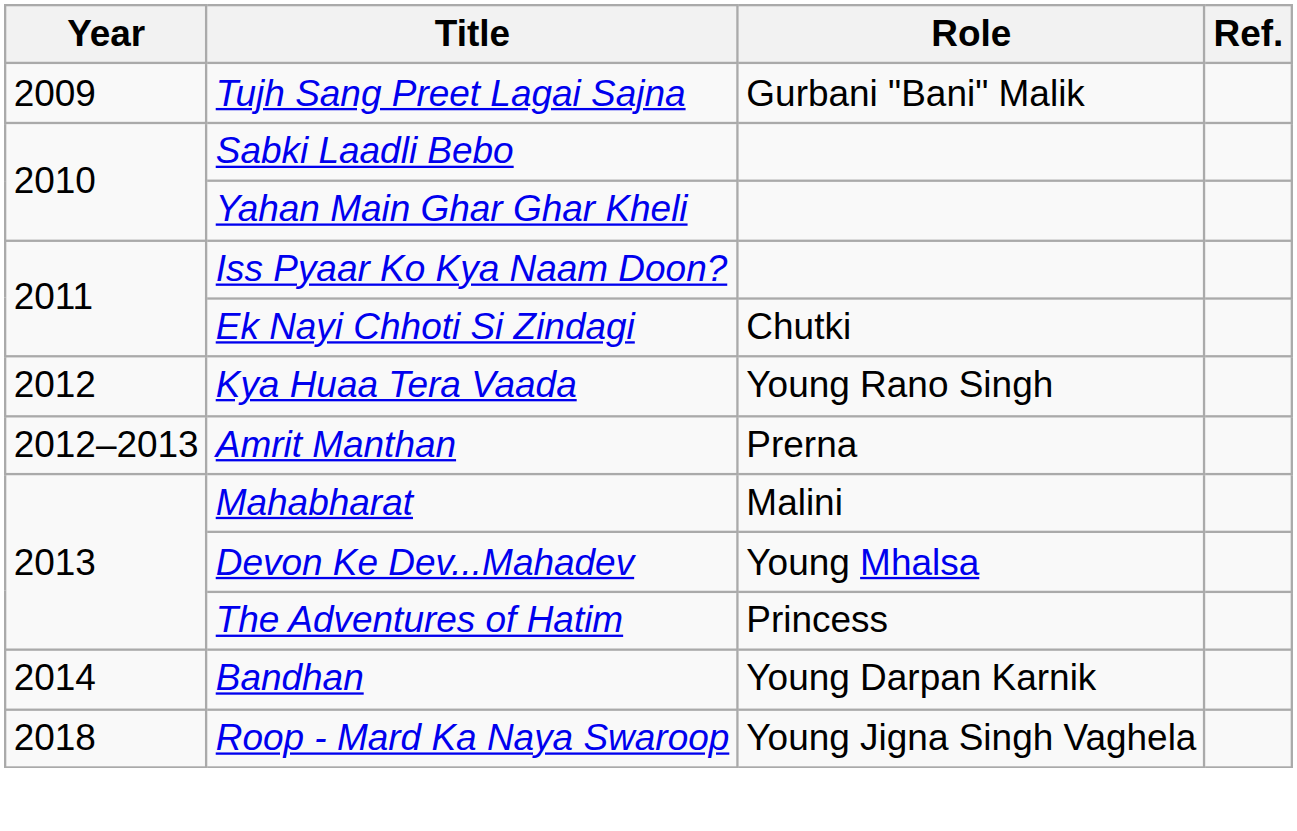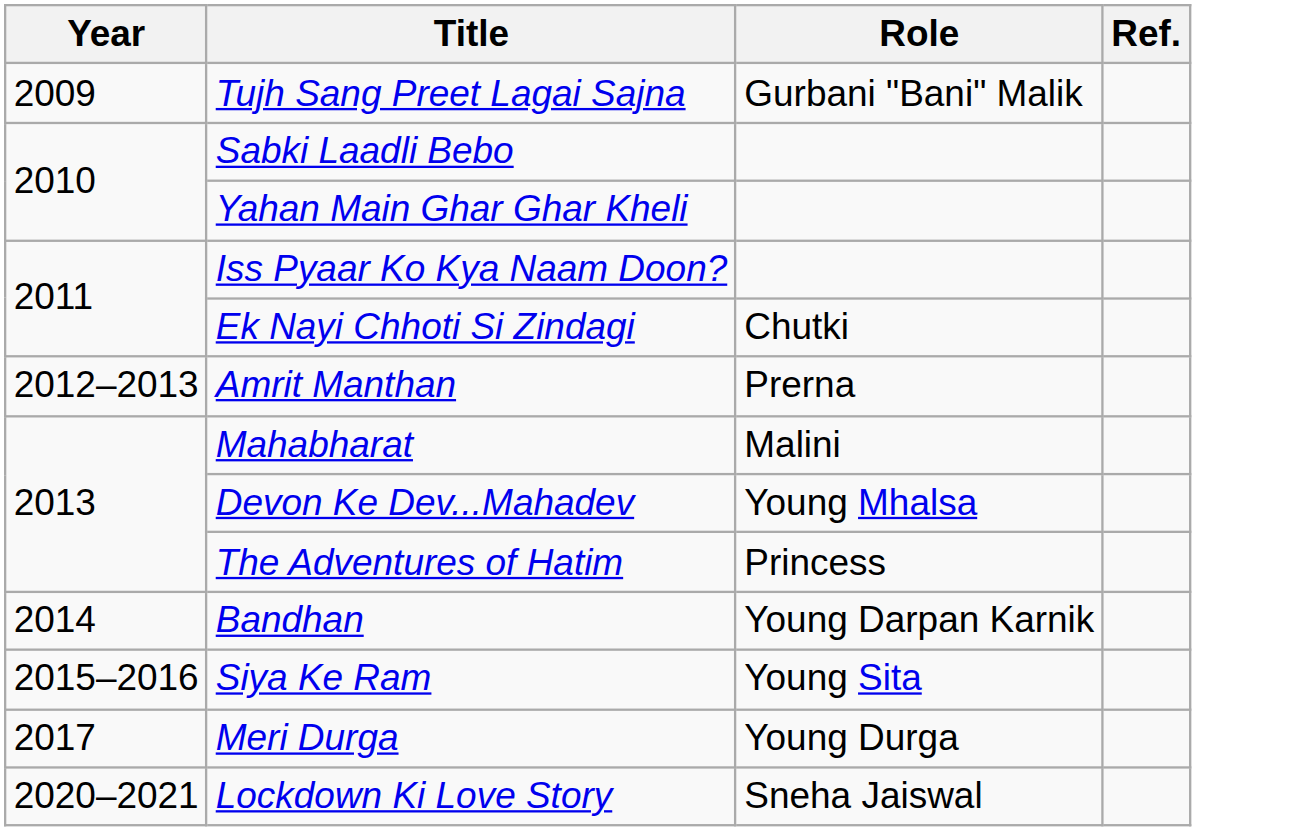- row: (396, 385)
+ row: (324, 678)
+ row: (307, 737)
- row: (473, 737)
+ row: (414, 795)
